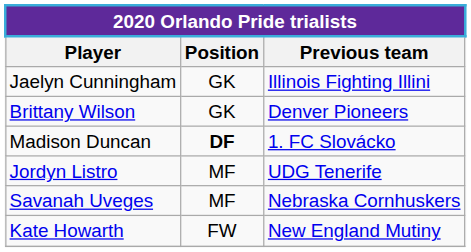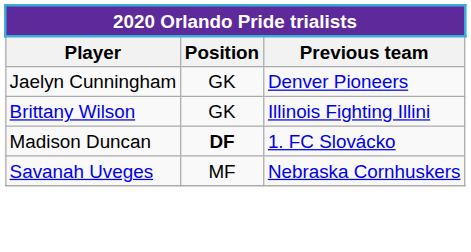(349, 82) Illinois Fighting Illini -> (338, 82) Denver Pioneers
(338, 112) Denver Pioneers -> (349, 112) Illinois Fighting Illini
- row: (64, 171)
- row: (67, 231)
